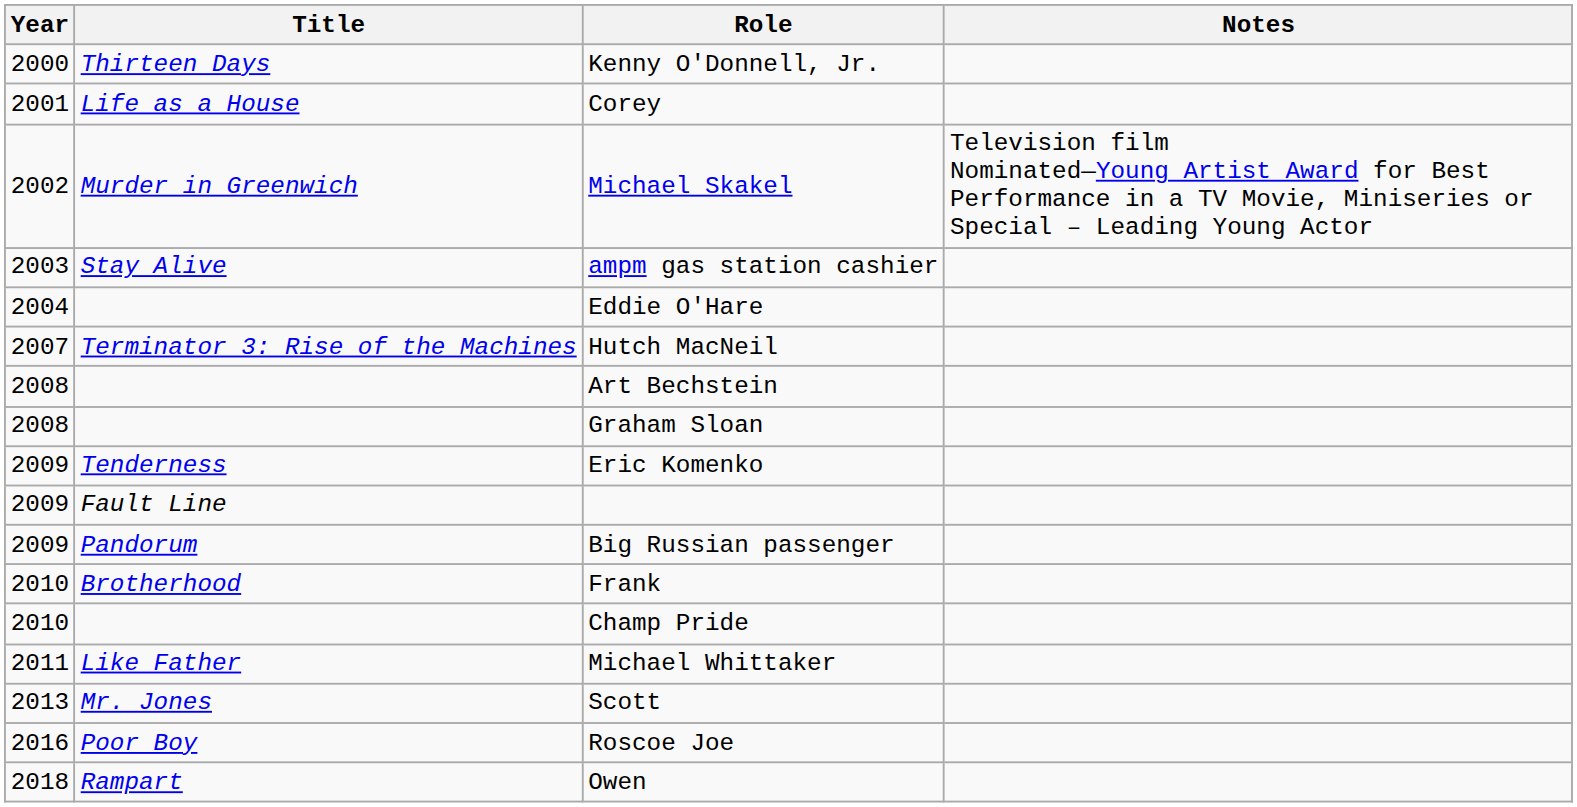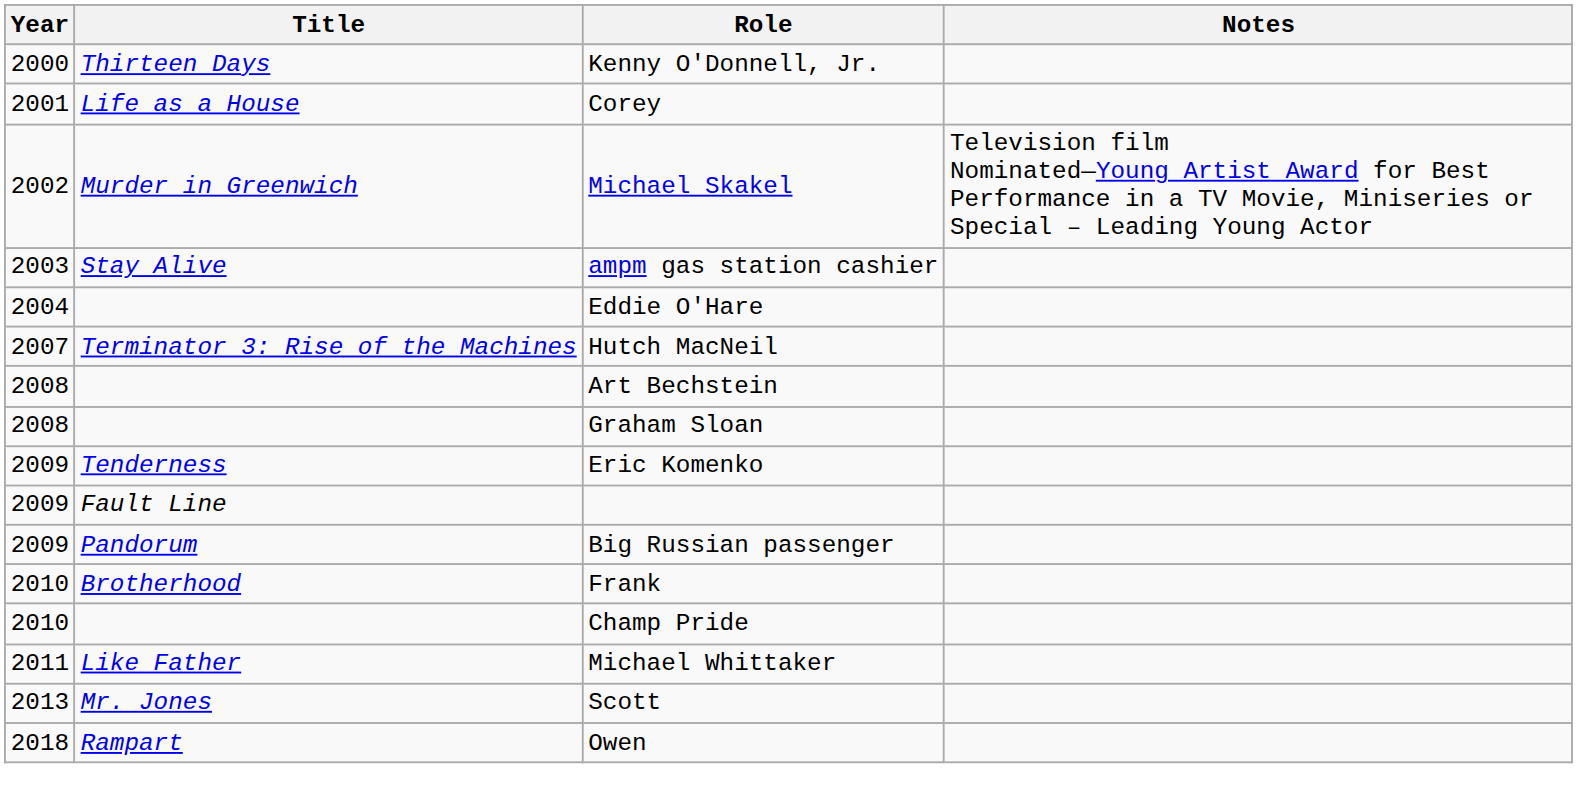- row: (661, 743)
